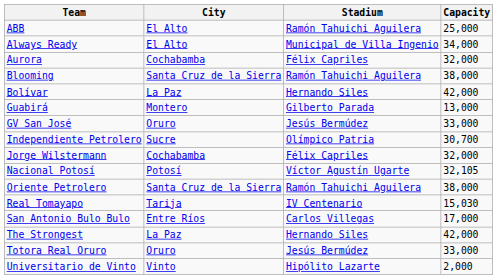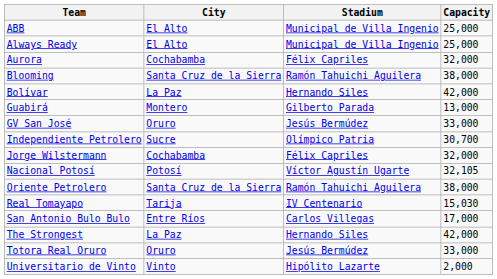(354, 28) Ramón Tahuichi Aguilera -> (362, 28) Municipal de Villa Ingenio
(461, 44) 34,000 -> (461, 44) 25,000
